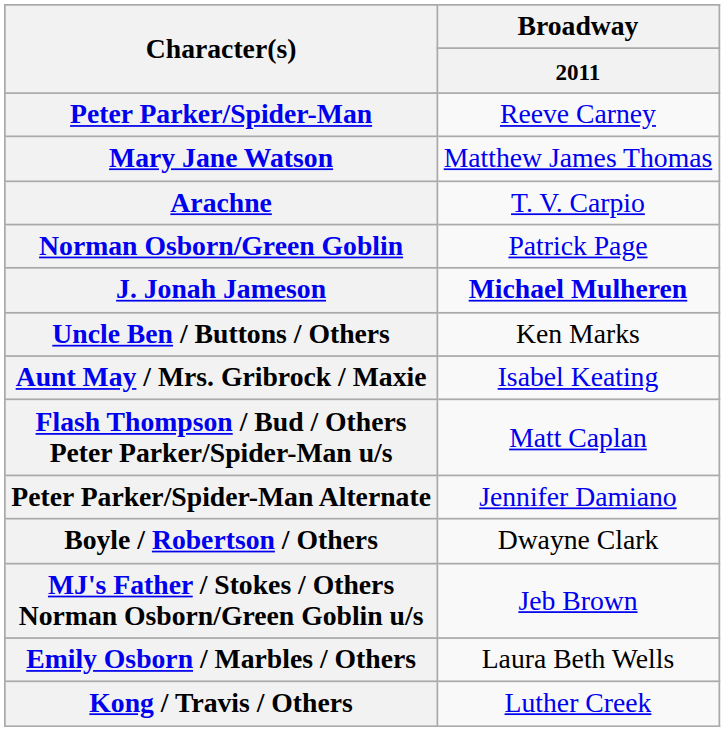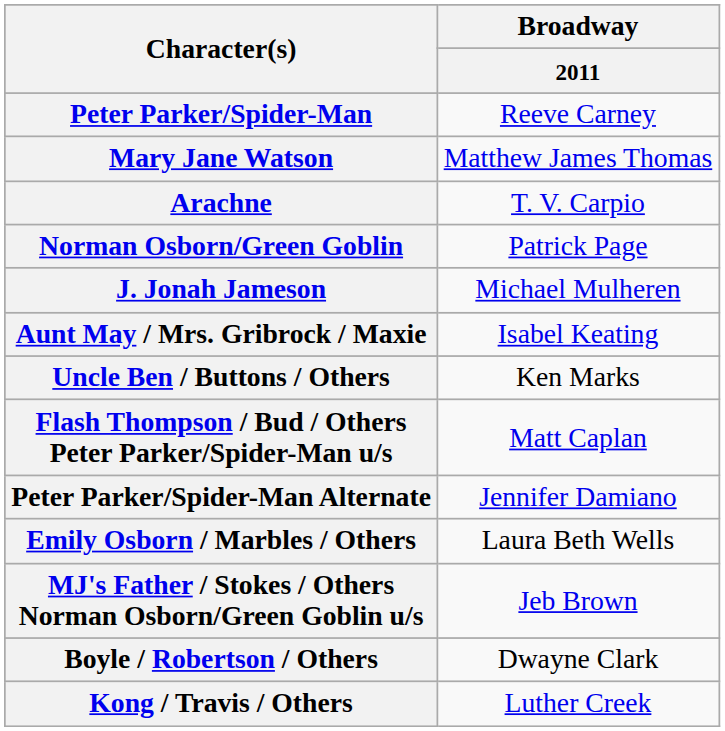(578, 289) bold -> (578, 289) normal
rows swapped: (221, 333) <-> (221, 377)
rows swapped: (221, 659) <-> (221, 540)
